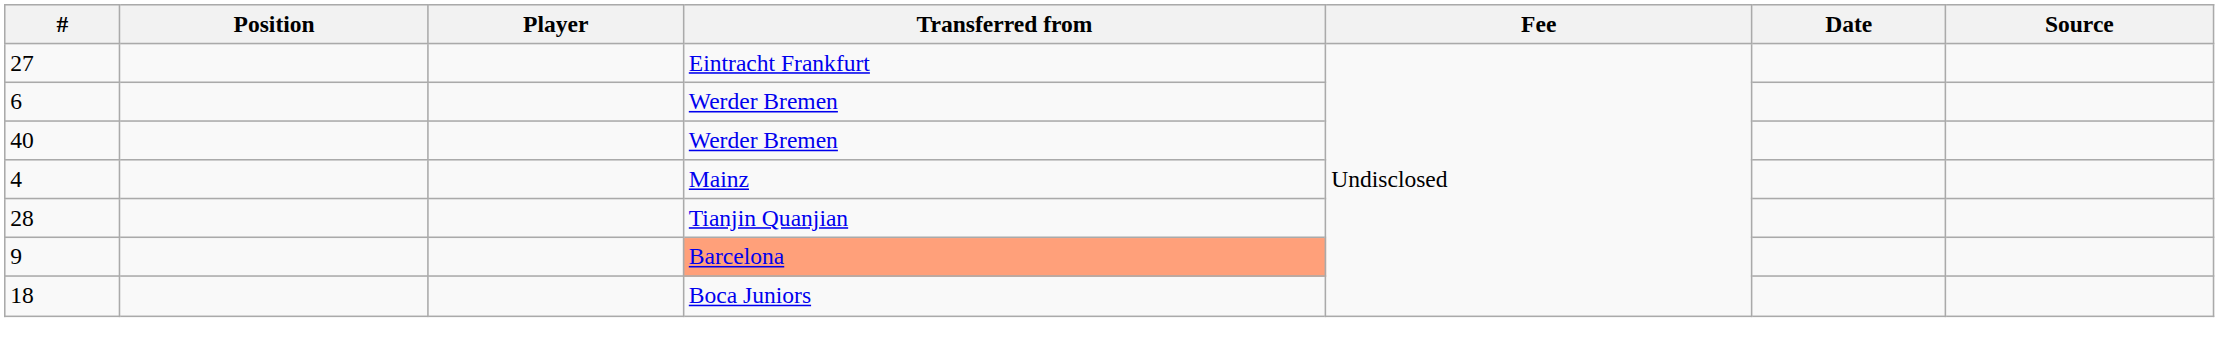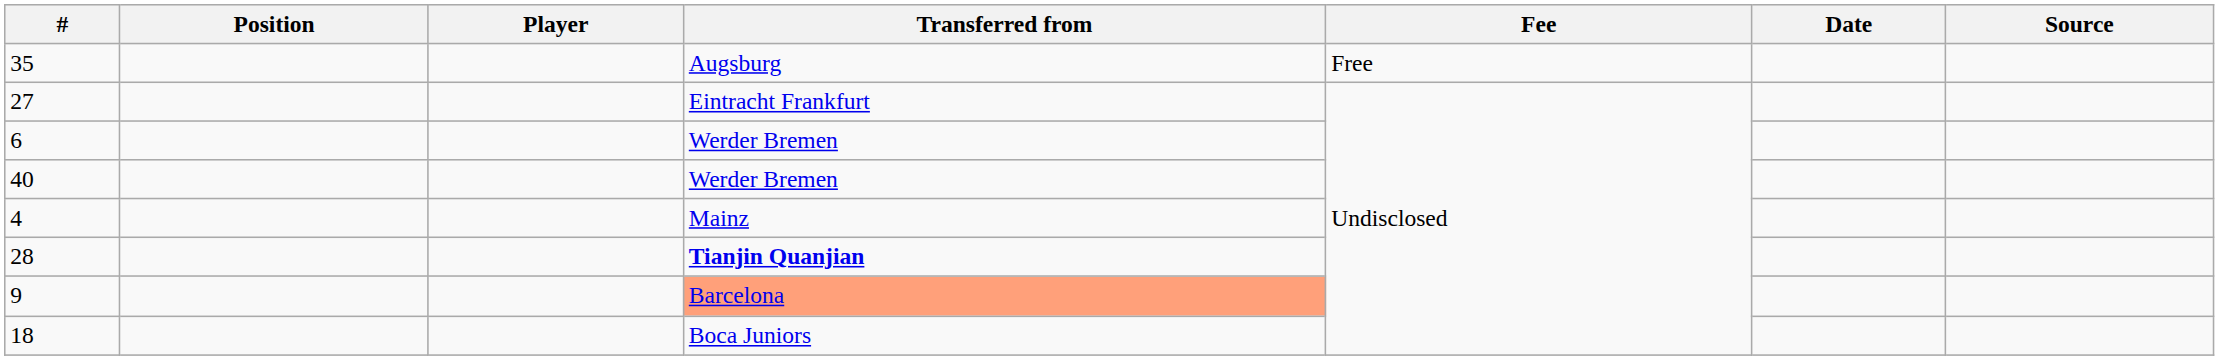+ row: (22, 62)
(768, 218) normal -> (777, 257) bold
